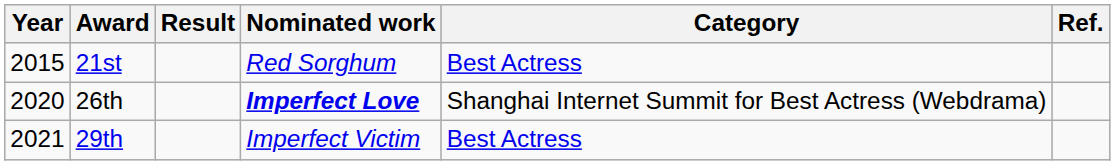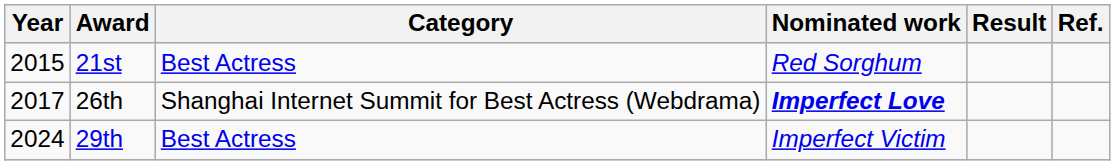columns swapped: (747, 23) <-> (198, 23)
(37, 100) 2020 -> (37, 100) 2017
(37, 139) 2021 -> (37, 139) 2024
